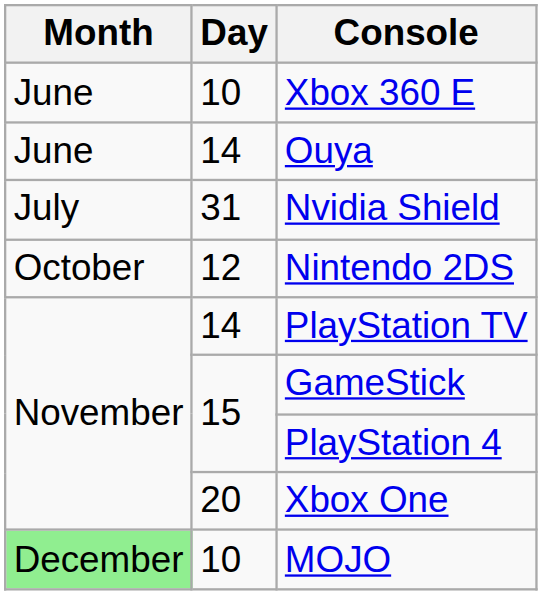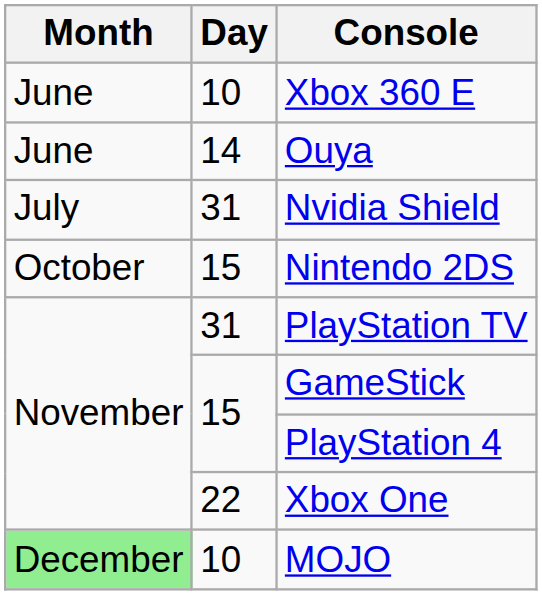(221, 267) 12 -> (221, 267) 15
(221, 325) 14 -> (221, 325) 31
(221, 500) 20 -> (221, 500) 22
